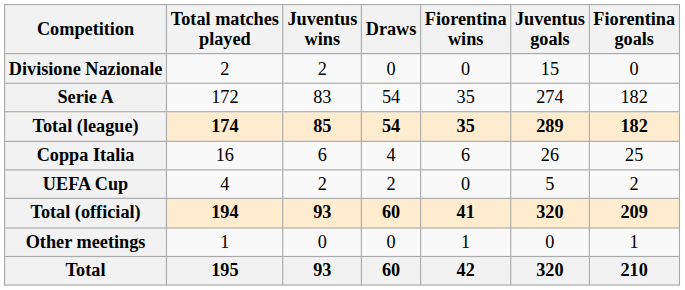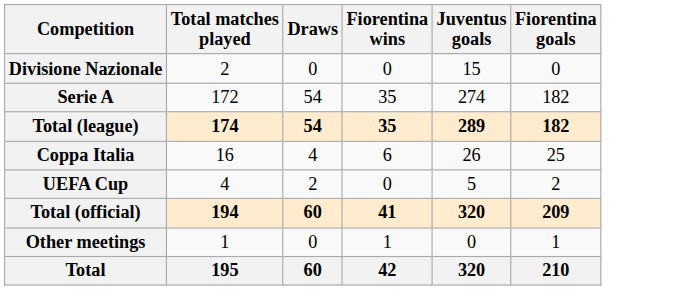- column: (322, 29)
